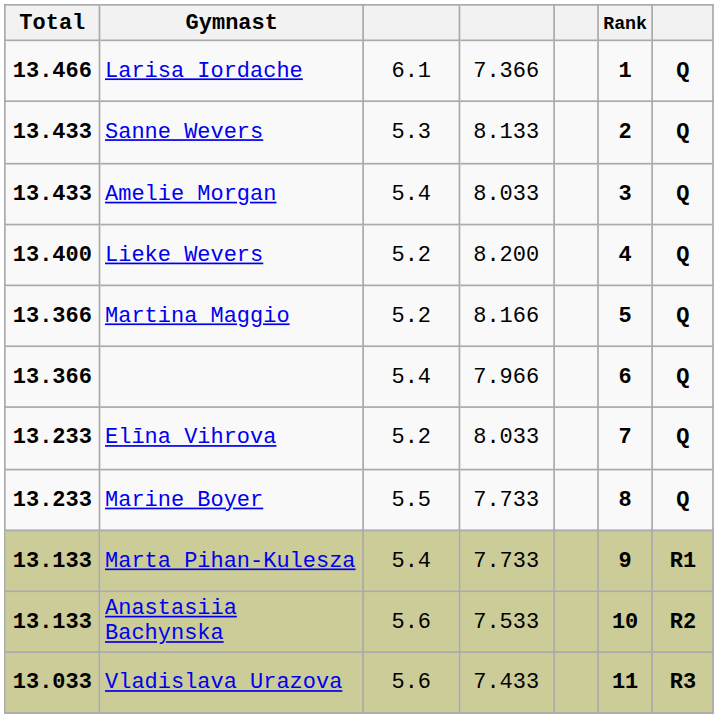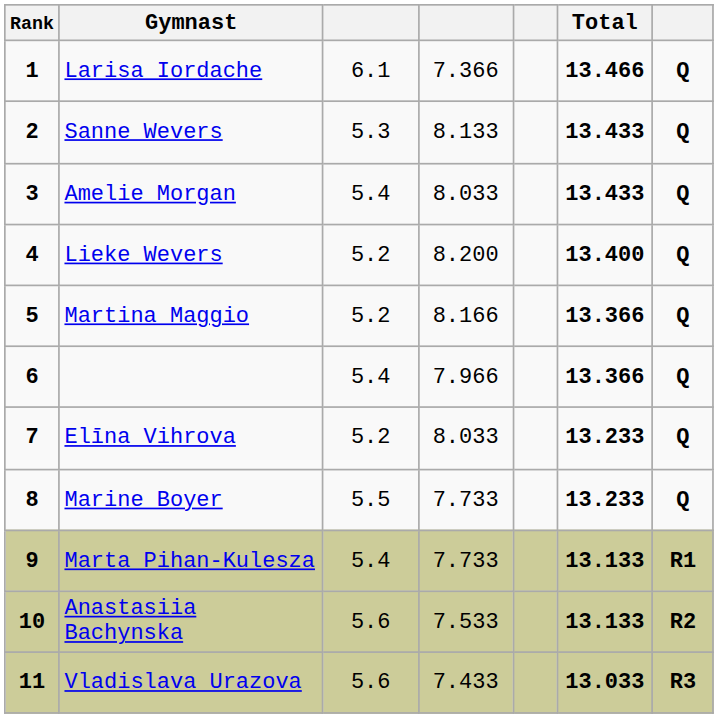columns swapped: (625, 24) <-> (52, 23)
